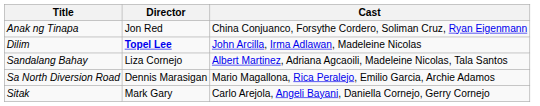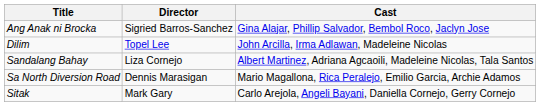- row: (42, 28)
+ row: (51, 28)
(148, 45) bold -> (147, 45) normal
